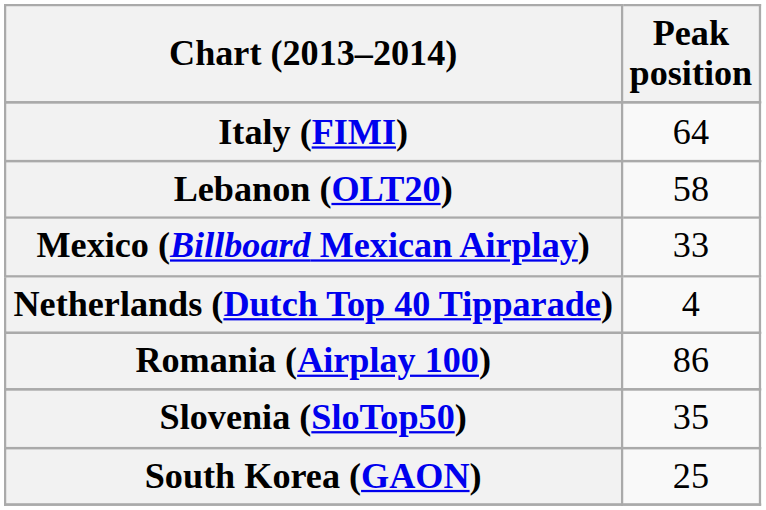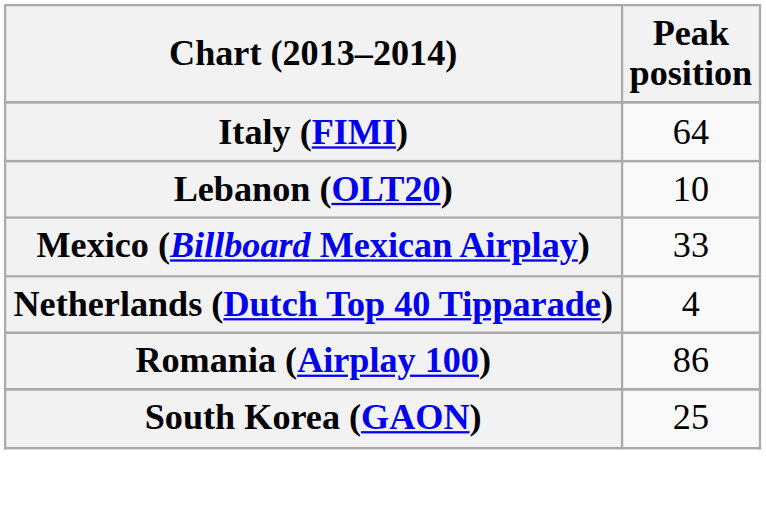(691, 188) 58 -> (691, 188) 10
- row: (313, 417)
